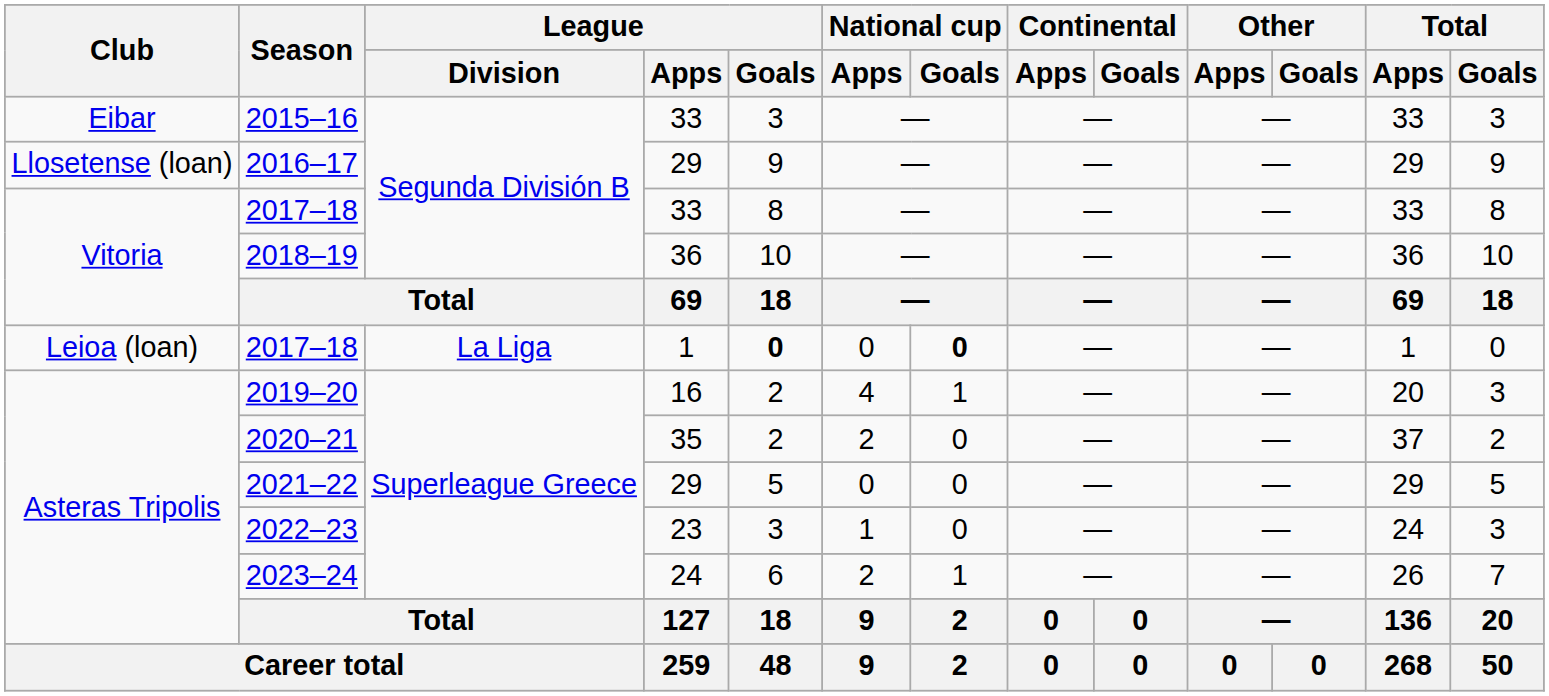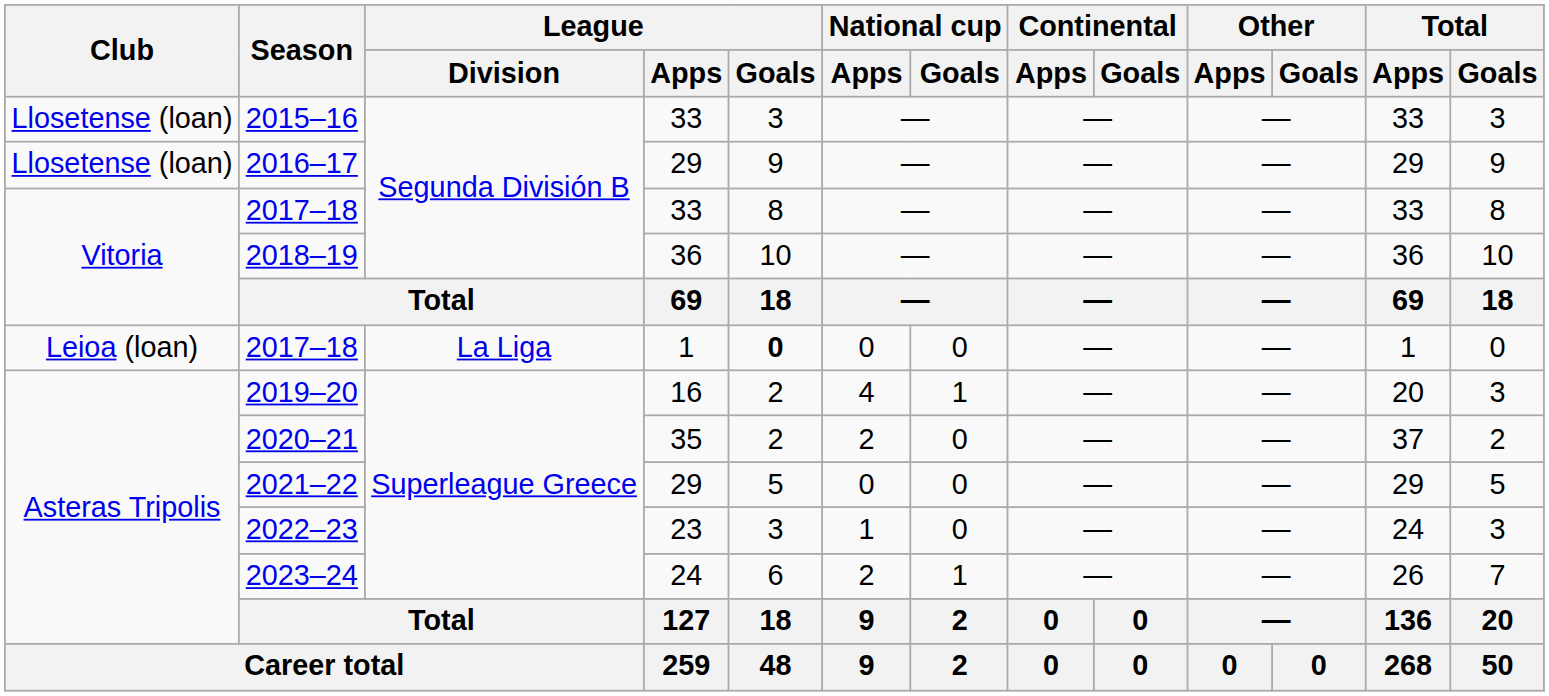(122, 118) Eibar -> (122, 118) Llosetense (loan)
(960, 347) bold -> (960, 347) normal
